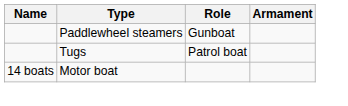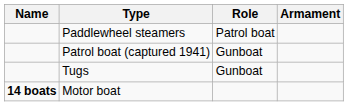(211, 33) Gunboat -> (245, 33) Patrol boat
+ row: (136, 52)
(217, 52) Patrol boat -> (239, 71) Gunboat
(31, 71) normal -> (32, 91) bold
